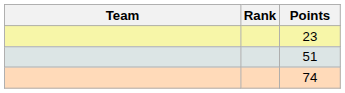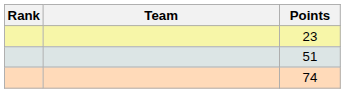columns swapped: (260, 15) <-> (123, 15)
